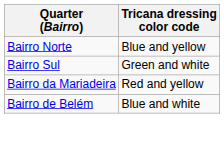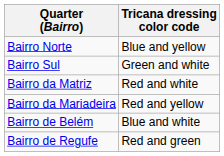+ row: (49, 84)
+ row: (53, 141)
